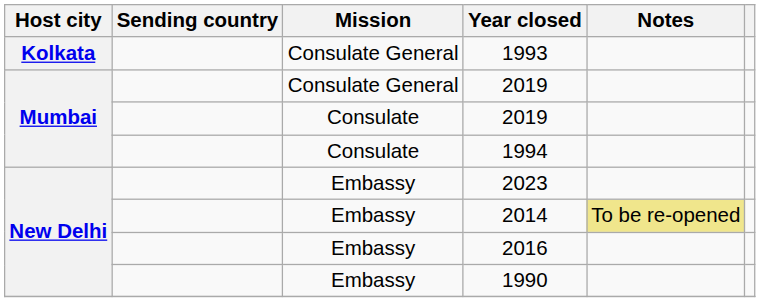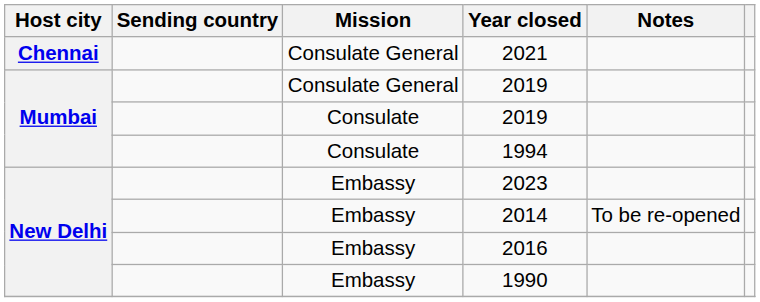+ row: (373, 53)
- row: (373, 53)
(666, 215) khaki background -> (666, 215) no background
